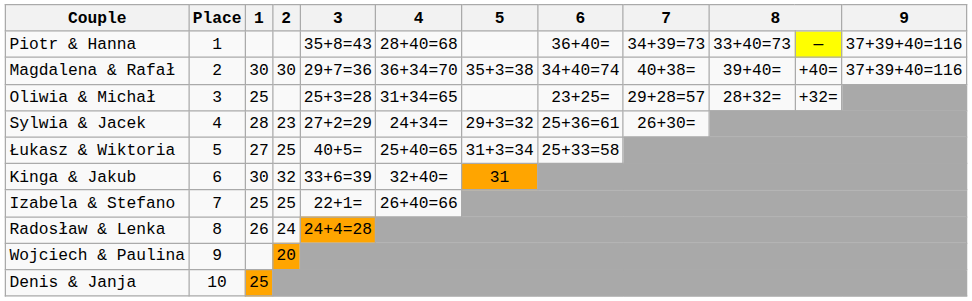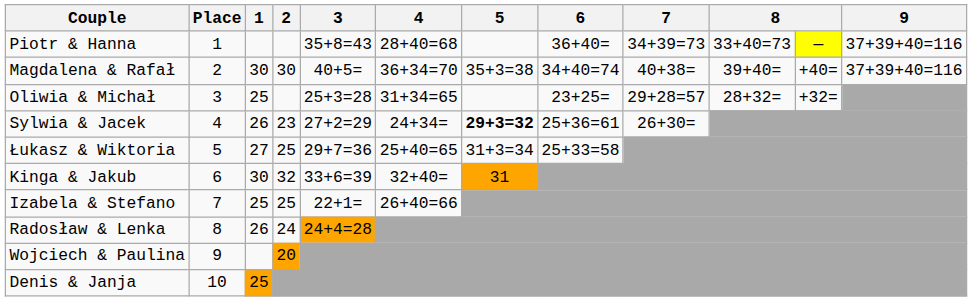(338, 71) 29+7=36 -> (338, 71) 40+5=
(259, 124) 28 -> (259, 124) 26
(500, 124) normal -> (500, 124) bold
(338, 150) 40+5= -> (338, 150) 29+7=36
